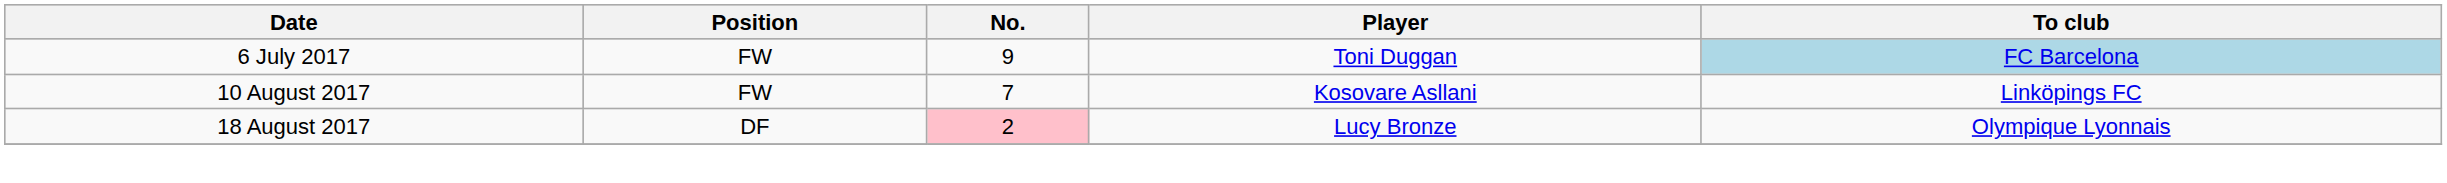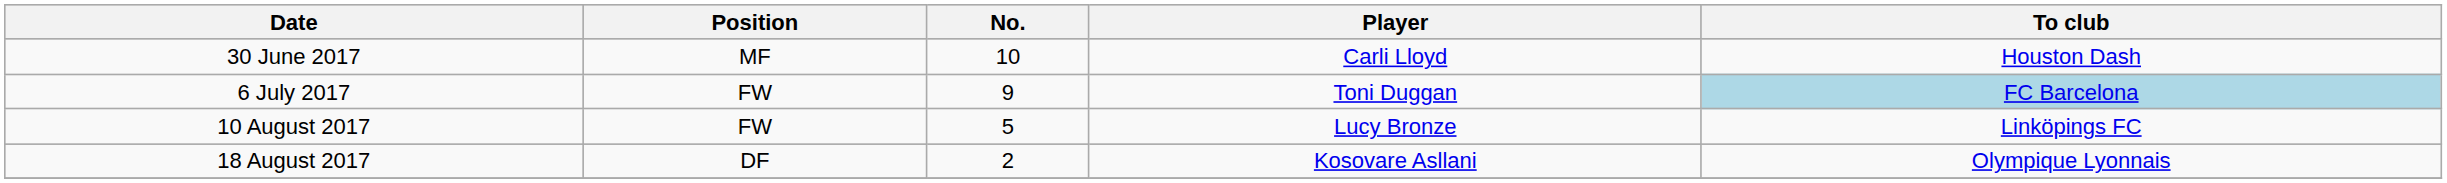+ row: (294, 56)
(1008, 91) 7 -> (1008, 126) 5
(1395, 91) Kosovare Asllani -> (1395, 126) Lucy Bronze
(1008, 126) pink background -> (1008, 161) no background
(1395, 126) Lucy Bronze -> (1395, 161) Kosovare Asllani
